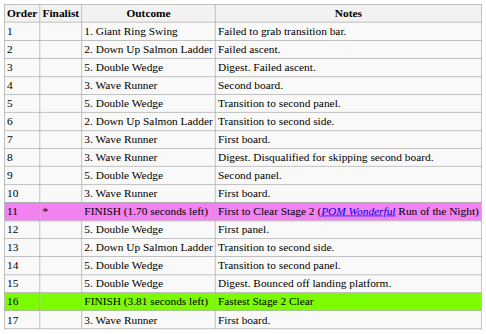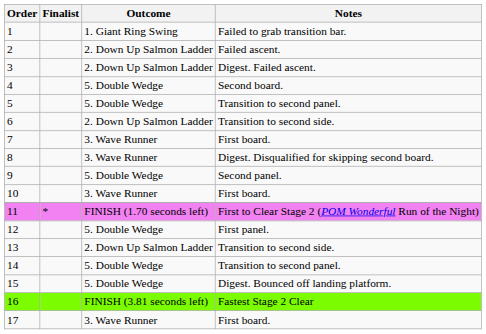(124, 67) 5. Double Wedge -> (149, 67) 2. Down Up Salmon Ladder
(121, 85) 3. Wave Runner -> (124, 85) 5. Double Wedge
